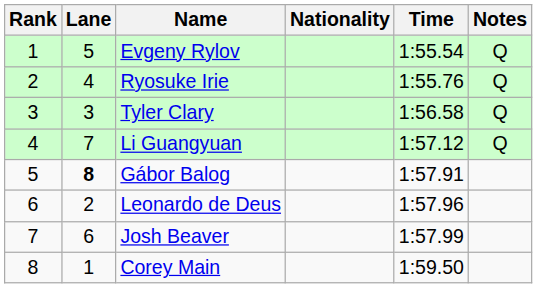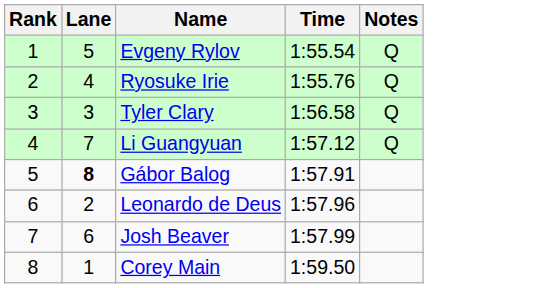- column: (340, 19)
